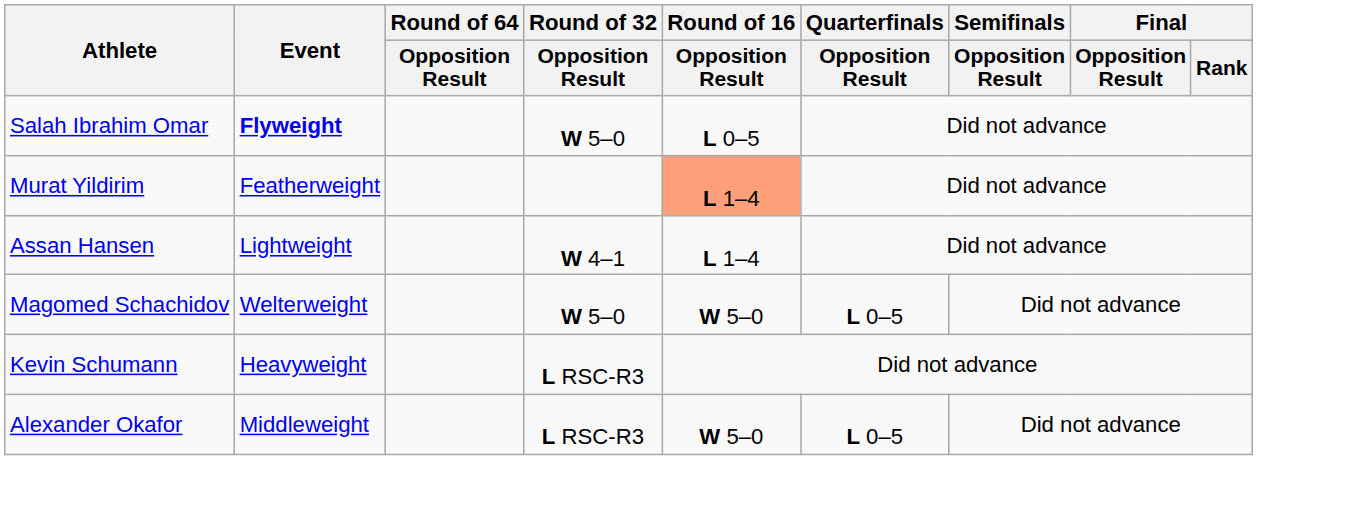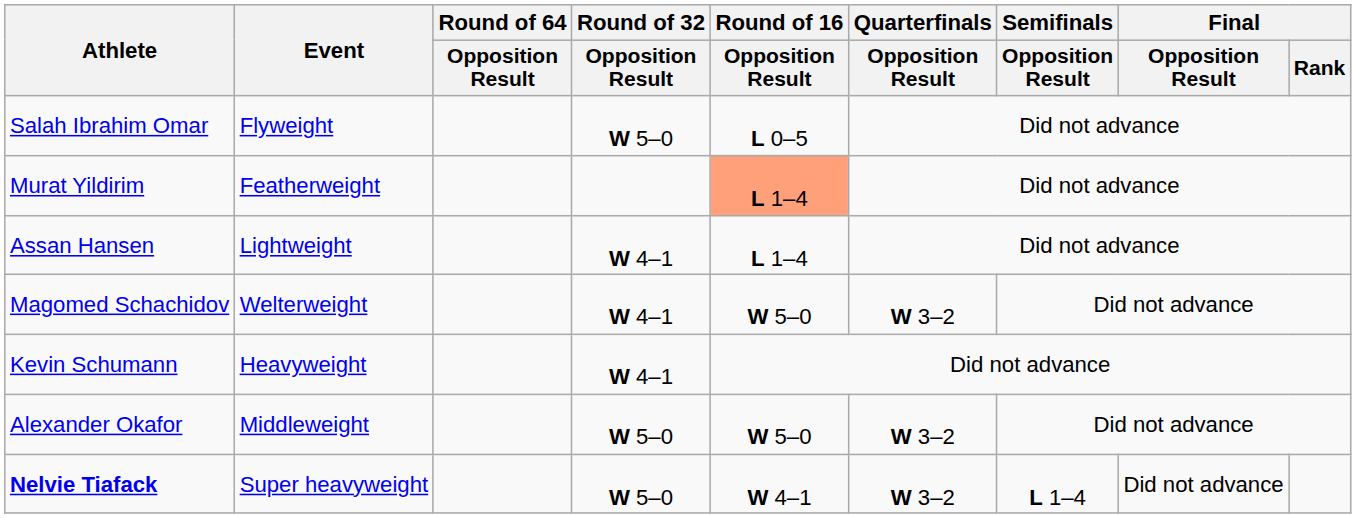(291, 126) bold -> (286, 126) normal
(593, 318) W 5–0 -> (641, 318) W 4–1
(875, 318) L 0–5 -> (923, 318) W 3–2
(593, 377) L RSC-R3 -> (641, 377) W 4–1
(593, 437) L RSC-R3 -> (641, 437) W 5–0
(875, 437) L 0–5 -> (923, 437) W 3–2
+ row: (84, 484)
